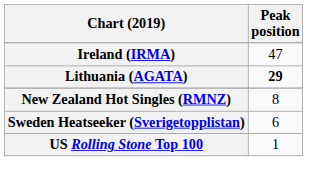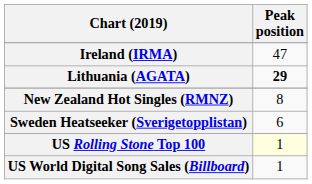(275, 144) no background -> (280, 144) lightyellow background
+ row: (128, 167)
